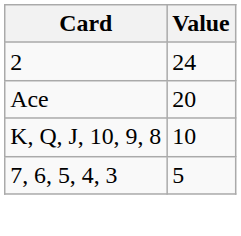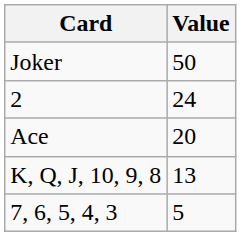+ row: (36, 61)
(184, 136) 10 -> (184, 174) 13
